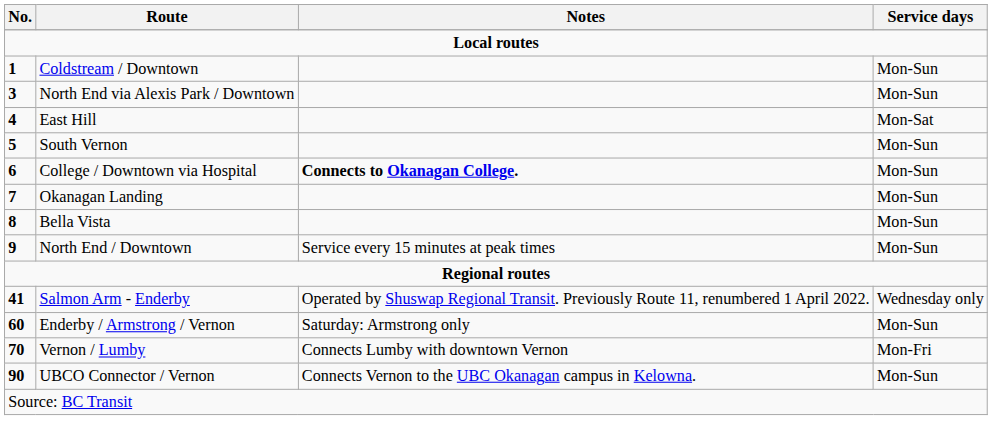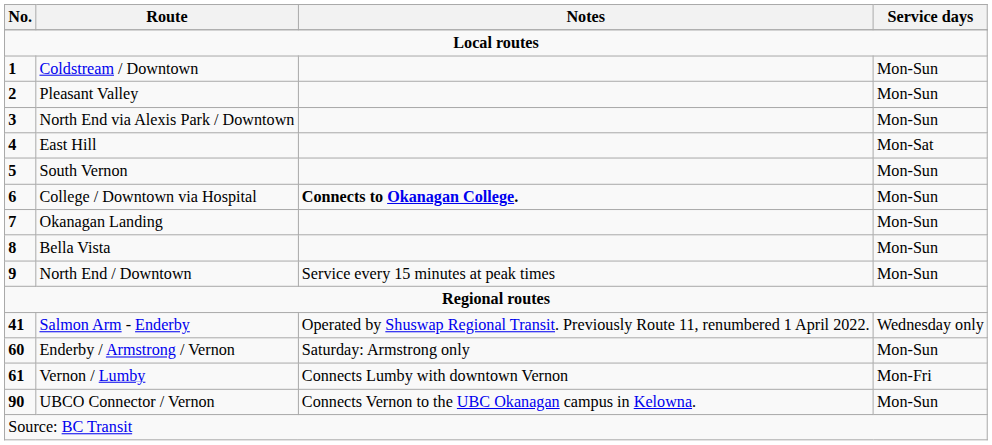+ row: (89, 94)
(16, 350) 70 -> (16, 376) 61
